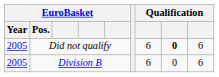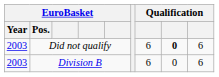(17, 47) 2005 -> (17, 47) 2003
(17, 63) 2005 -> (17, 63) 2003
